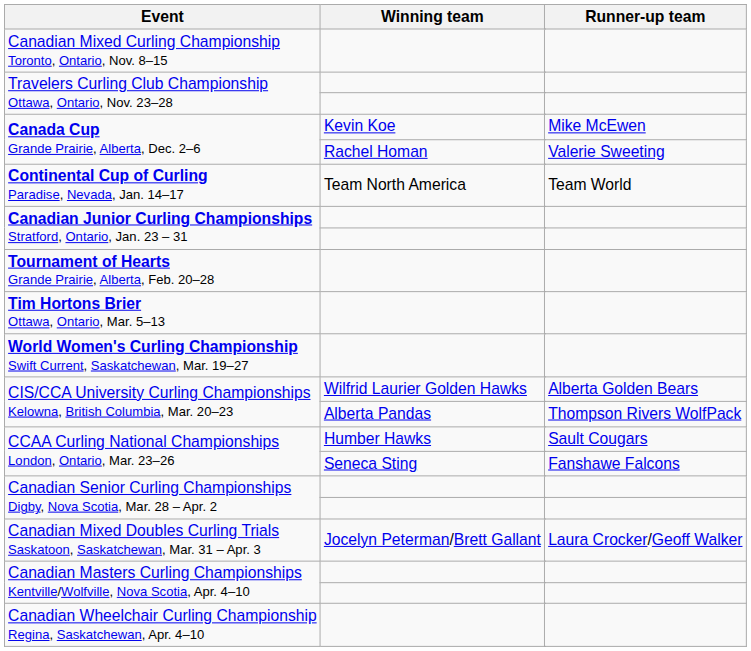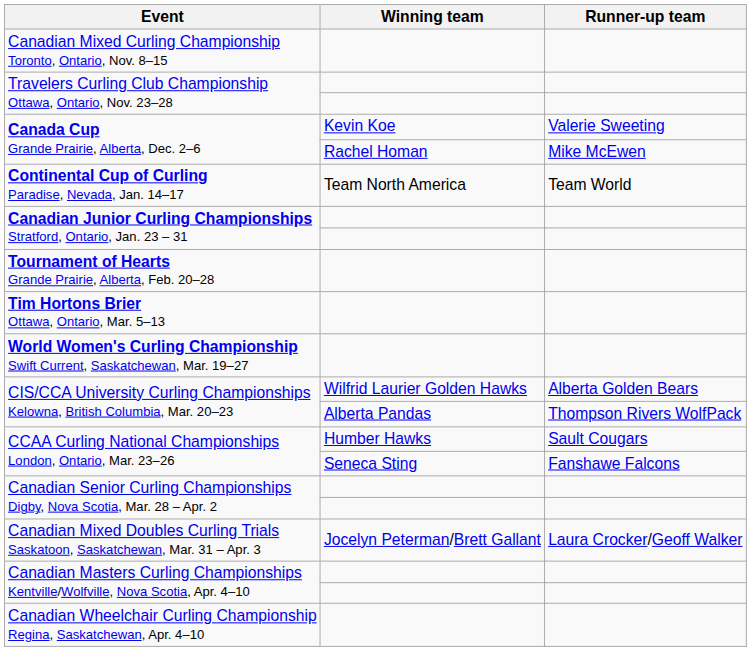(597, 126) Mike McEwen -> (606, 126) Valerie Sweeting
(606, 151) Valerie Sweeting -> (597, 151) Mike McEwen
